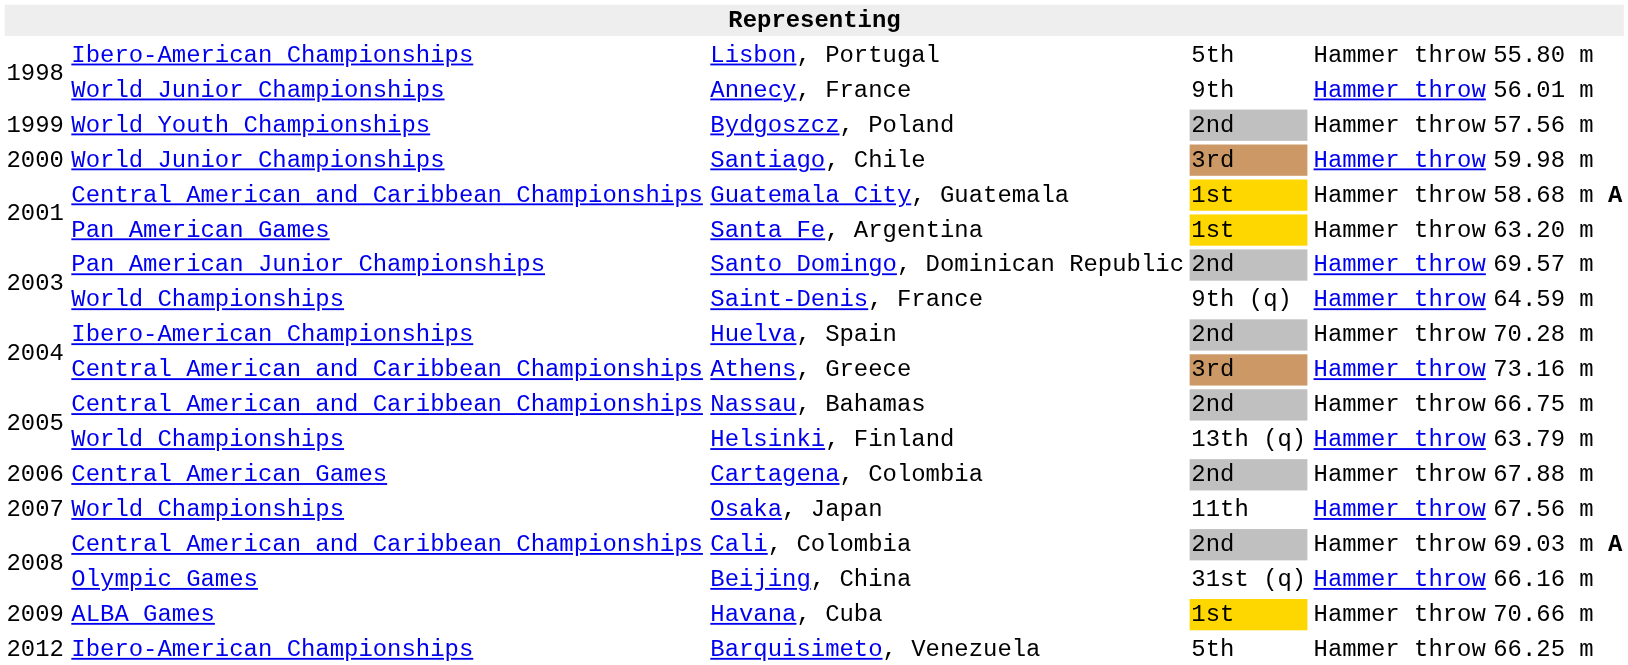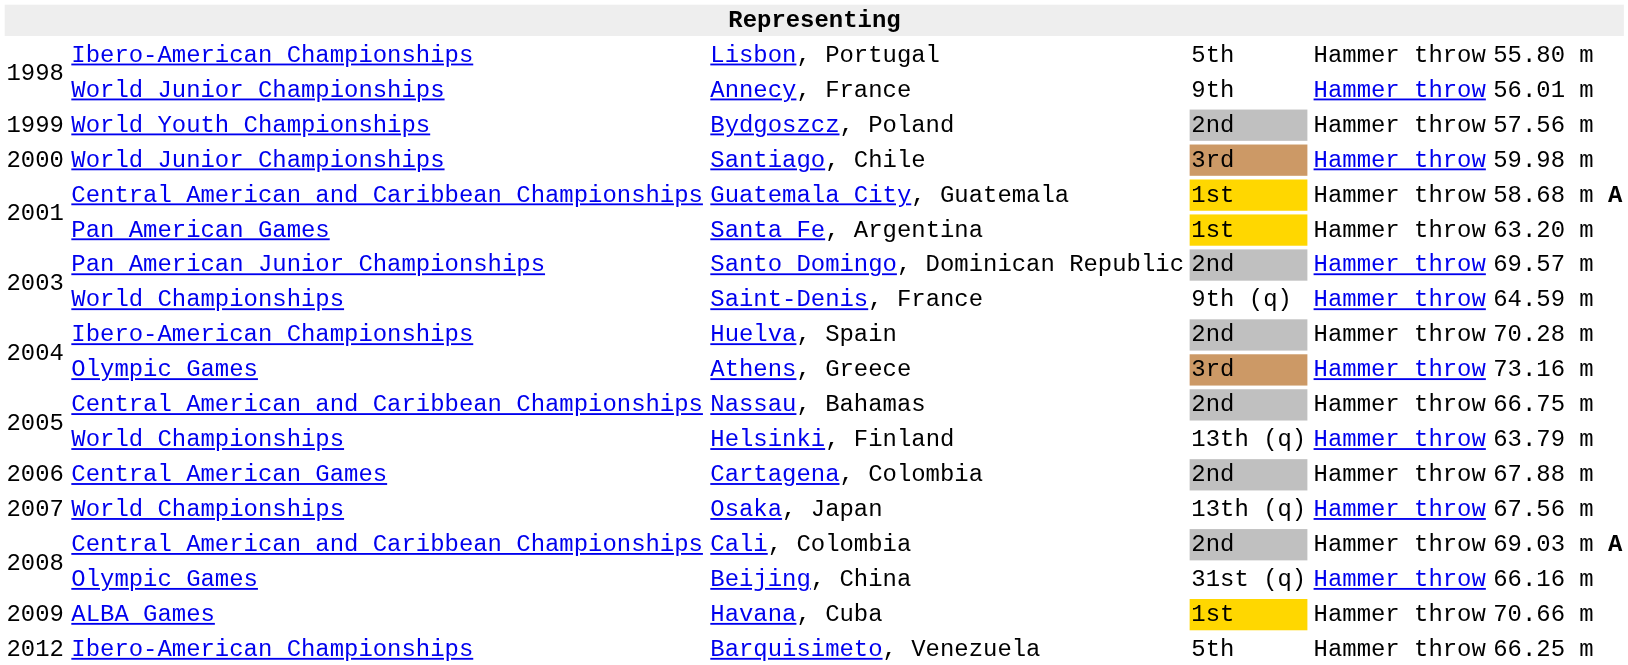(387, 370) Central American and Caribbean Championships -> (165, 370) Olympic Games
(1220, 510) 11th -> (1249, 510) 13th (q)
